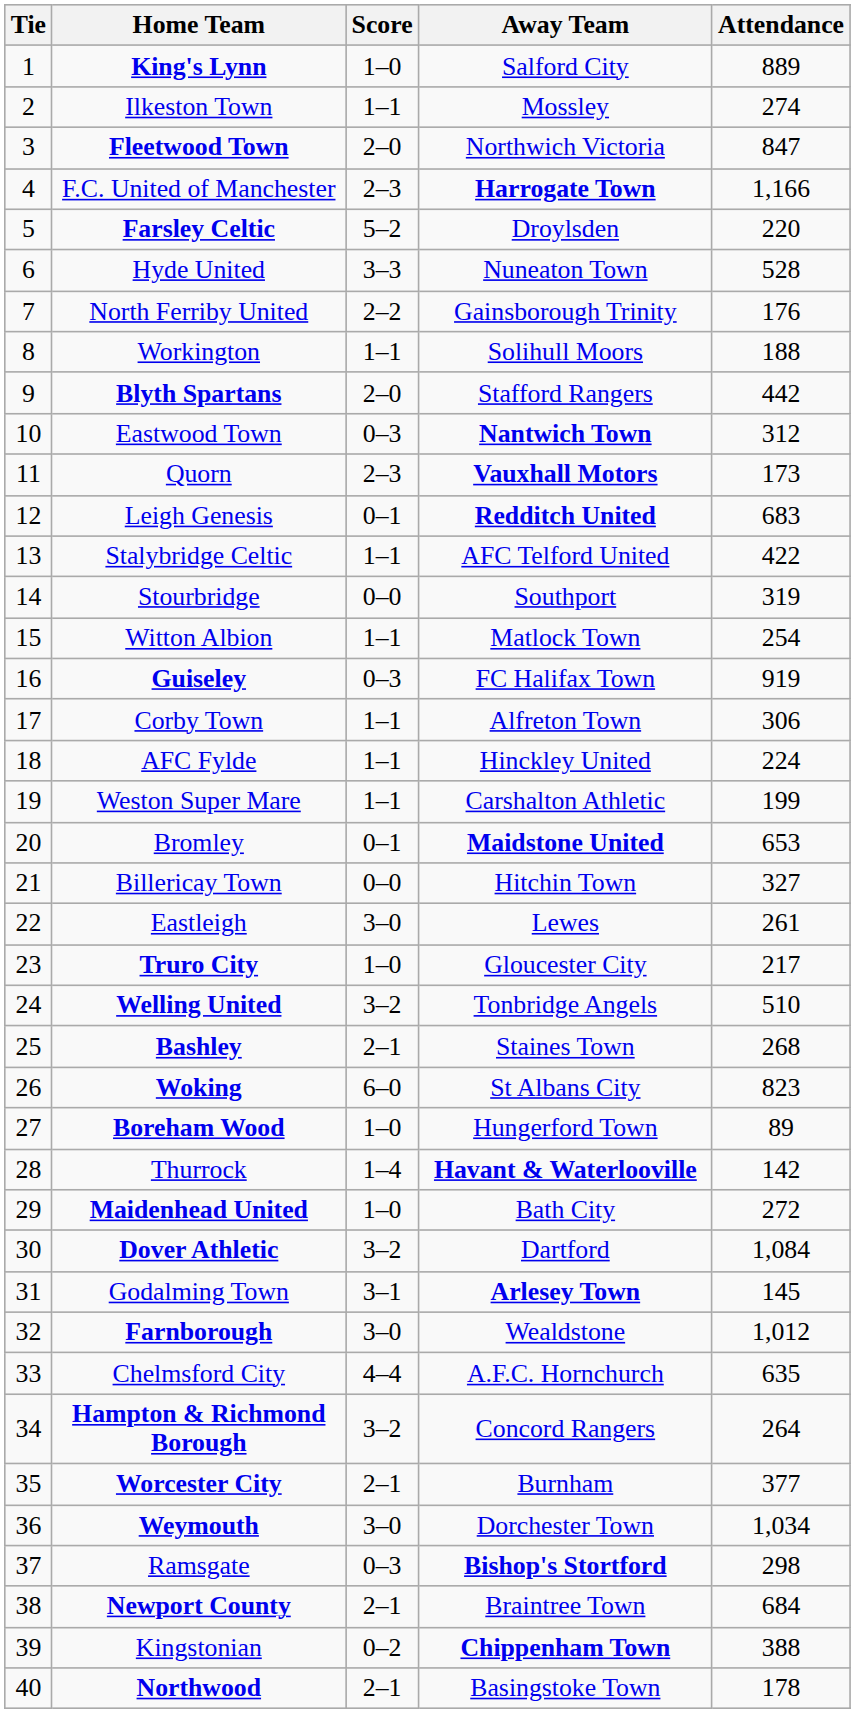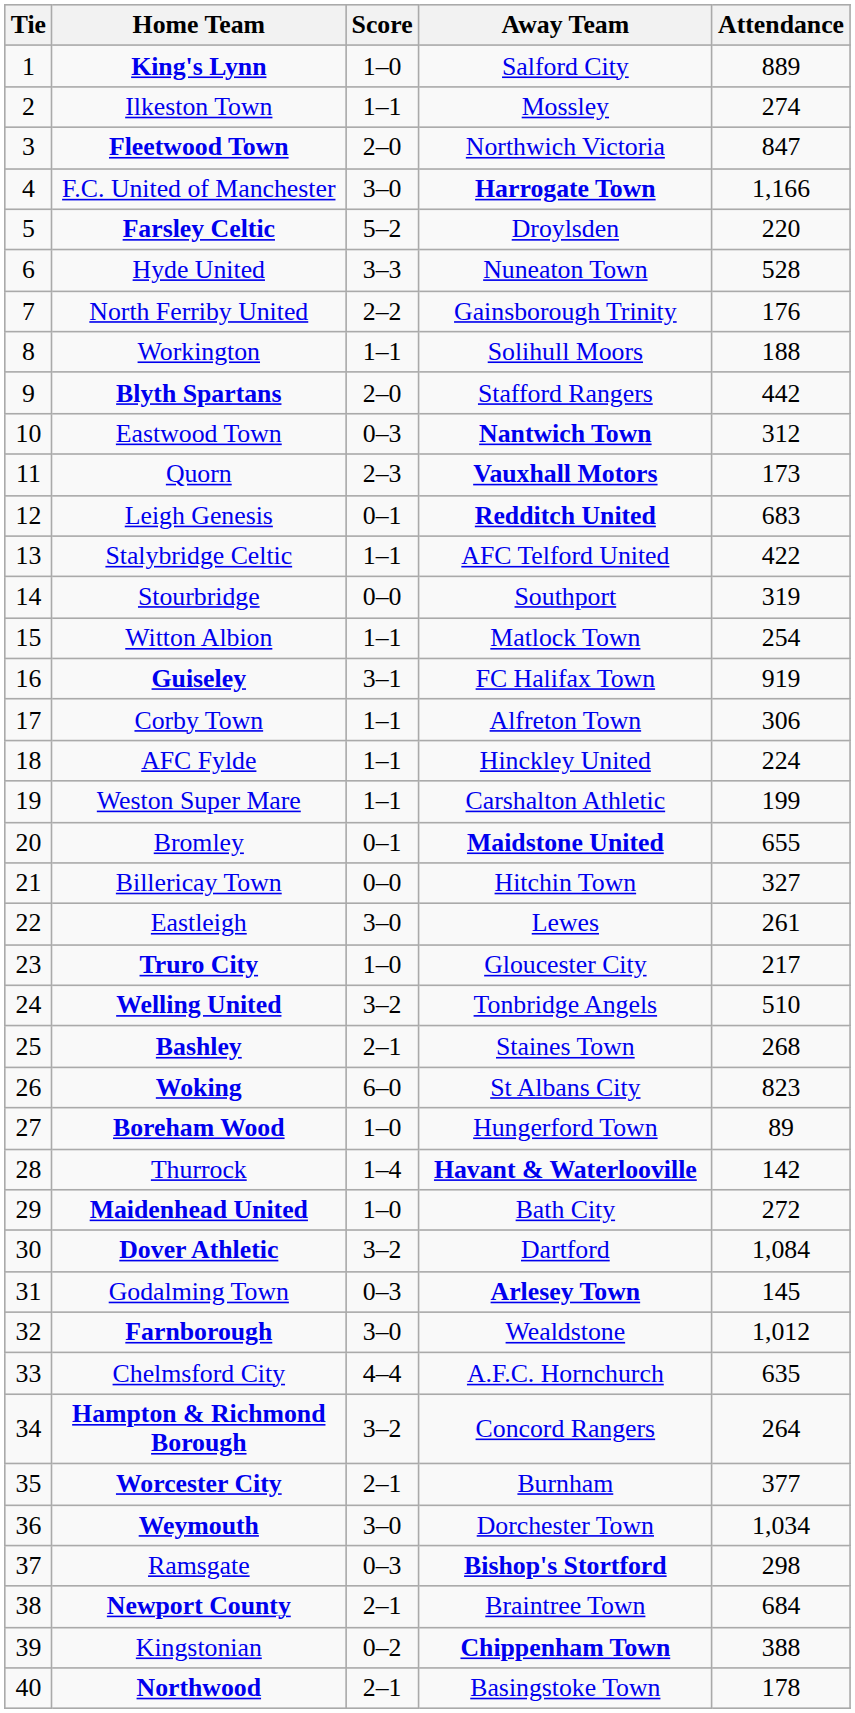(382, 188) 2–3 -> (382, 188) 3–0
(382, 678) 0–3 -> (382, 678) 3–1
(781, 842) 653 -> (781, 842) 655
(382, 1291) 3–1 -> (382, 1291) 0–3
